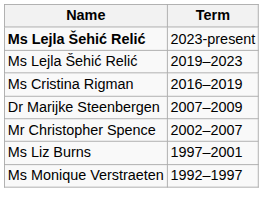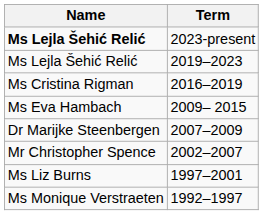+ row: (209, 107)
